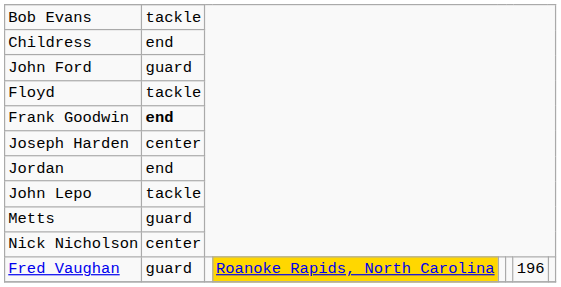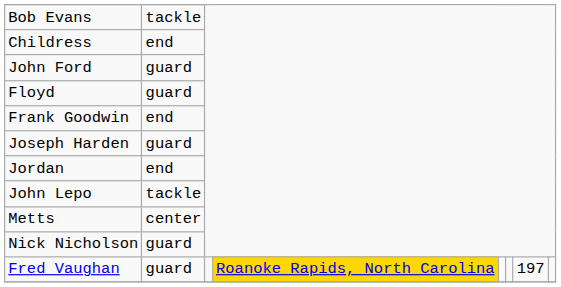(173, 93) tackle -> (169, 93) guard
(160, 118) bold -> (160, 118) normal
(173, 143) center -> (169, 143) guard
(169, 219) guard -> (173, 219) center
(173, 244) center -> (169, 244) guard
(531, 269) 196 -> (531, 269) 197
